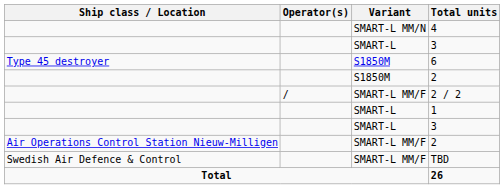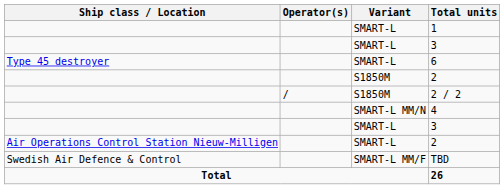rows swapped: (142, 29) <-> (142, 110)
(372, 61) S1850M -> (375, 61) SMART-L
(390, 94) SMART-L MM/F -> (372, 94) S1850M
(390, 143) SMART-L MM/F -> (375, 143) SMART-L
